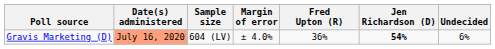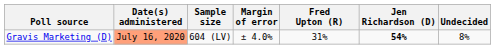(320, 37) 36% -> (320, 37) 31%
(464, 37) 6% -> (464, 37) 8%
